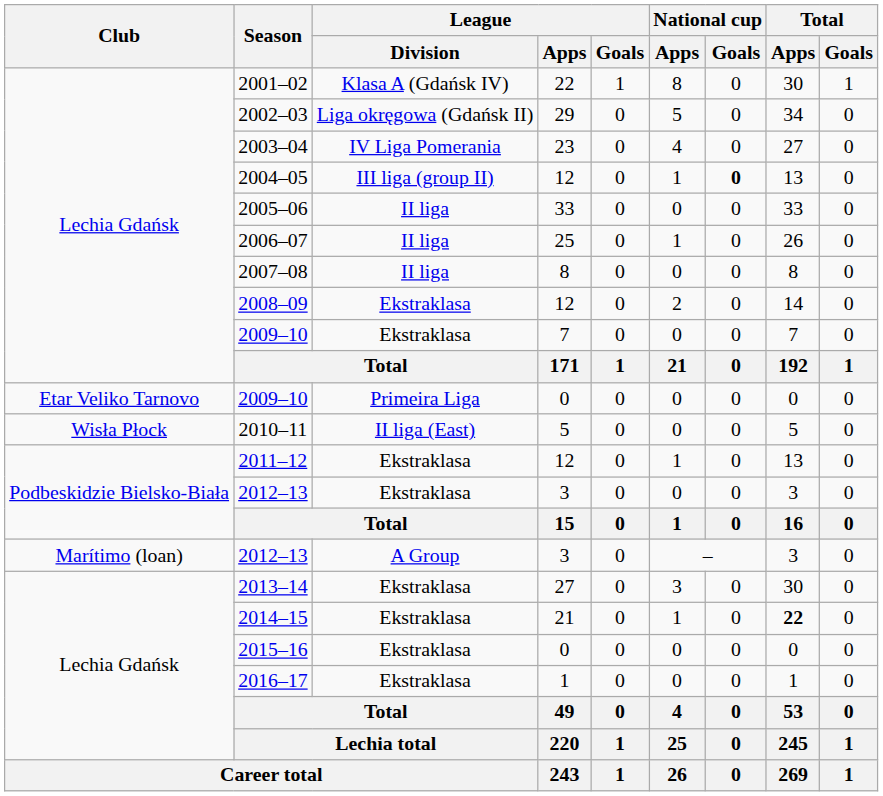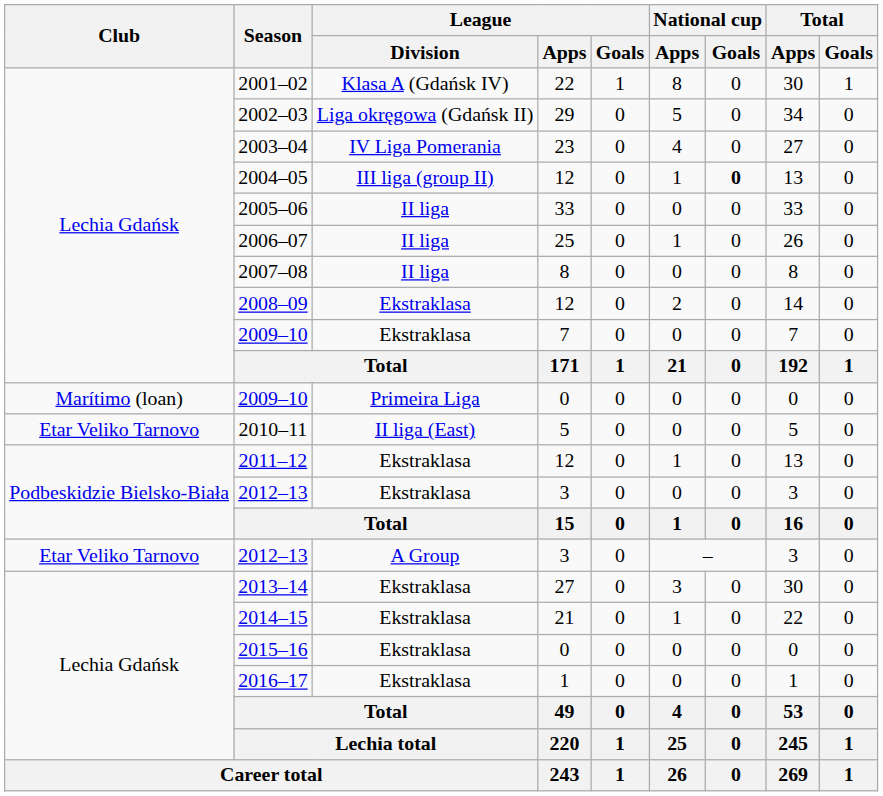(119, 397) Etar Veliko Tarnovo -> (119, 397) Marítimo (loan)
(119, 429) Wisła Płock -> (119, 429) Etar Veliko Tarnovo
(119, 555) Marítimo (loan) -> (119, 555) Etar Veliko Tarnovo
(793, 618) bold -> (793, 618) normal
